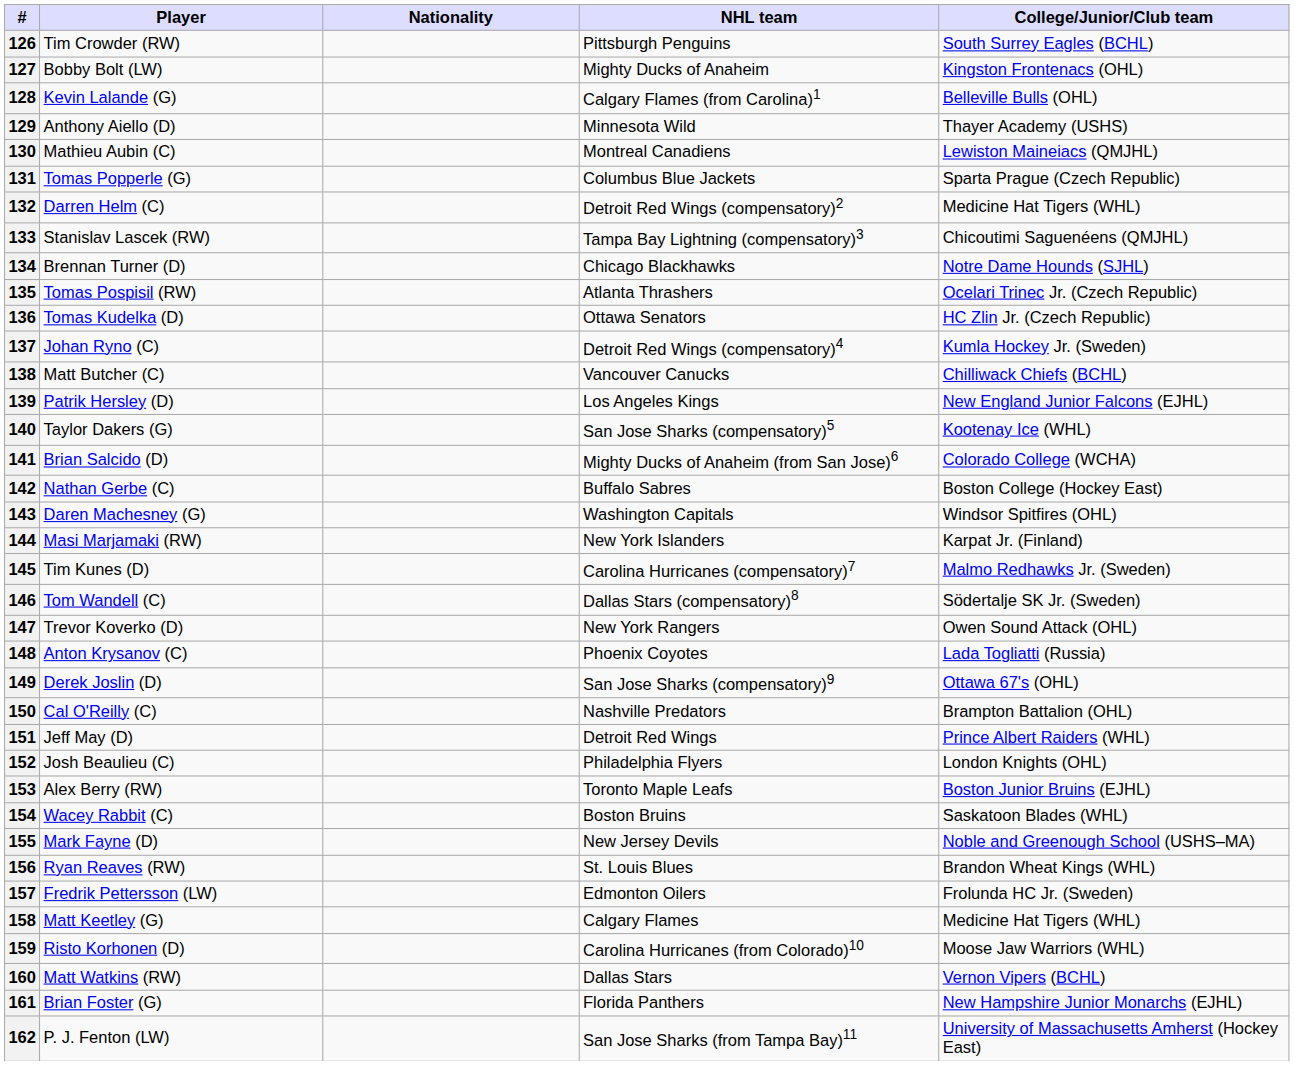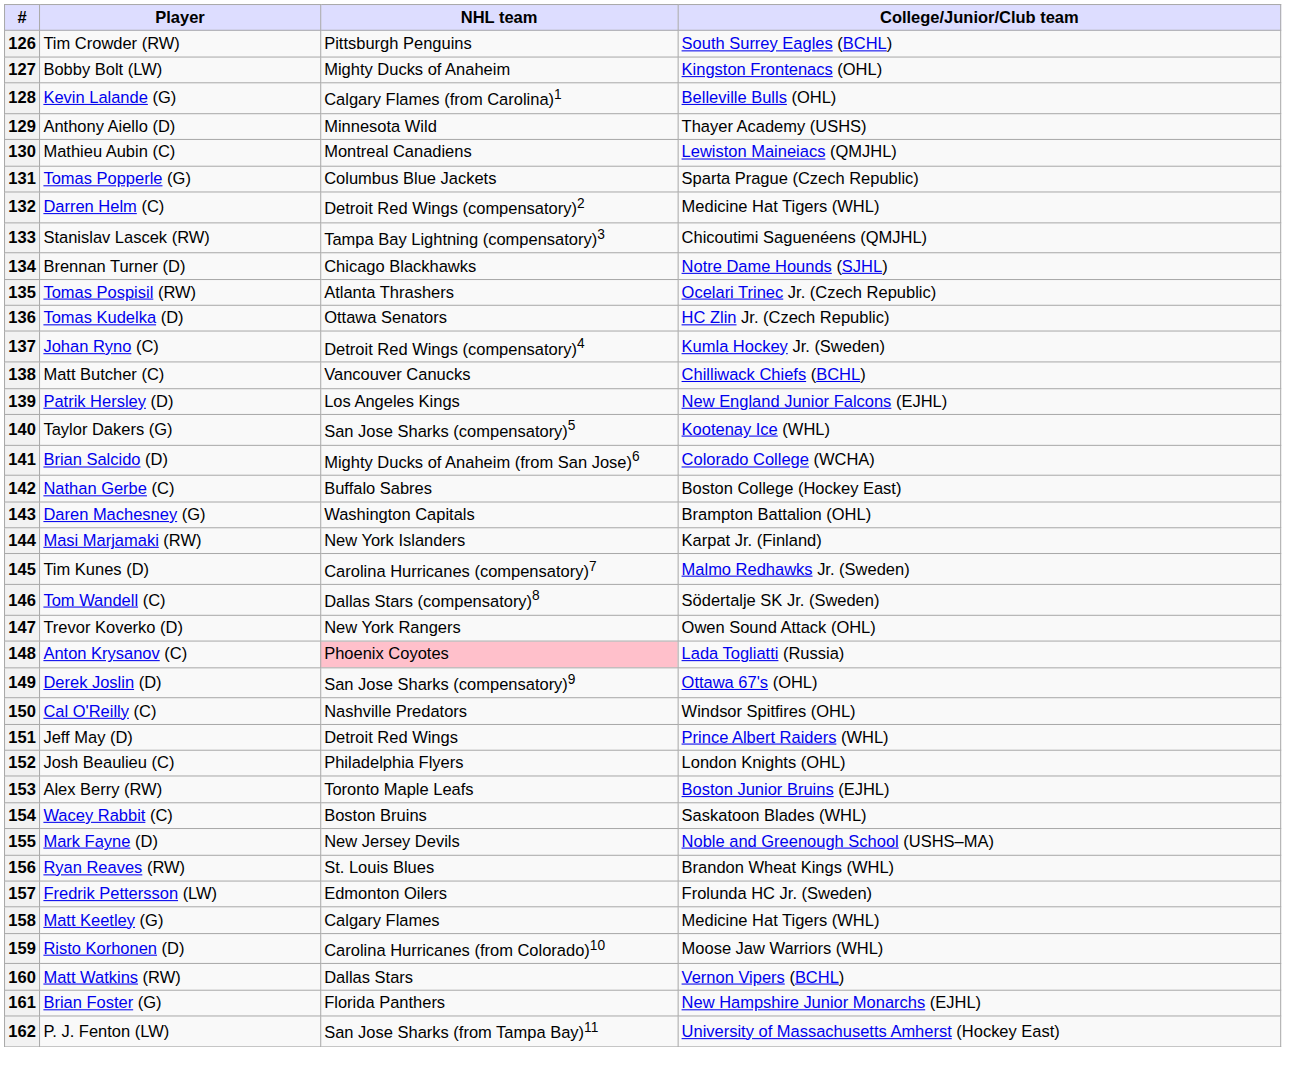- column: (451, 17)
(1030, 514) Windsor Spitfires (OHL) -> (776, 514) Brampton Battalion (OHL)
(645, 654) no background -> (387, 654) pink background
(1037, 711) Brampton Battalion (OHL) -> (769, 711) Windsor Spitfires (OHL)
